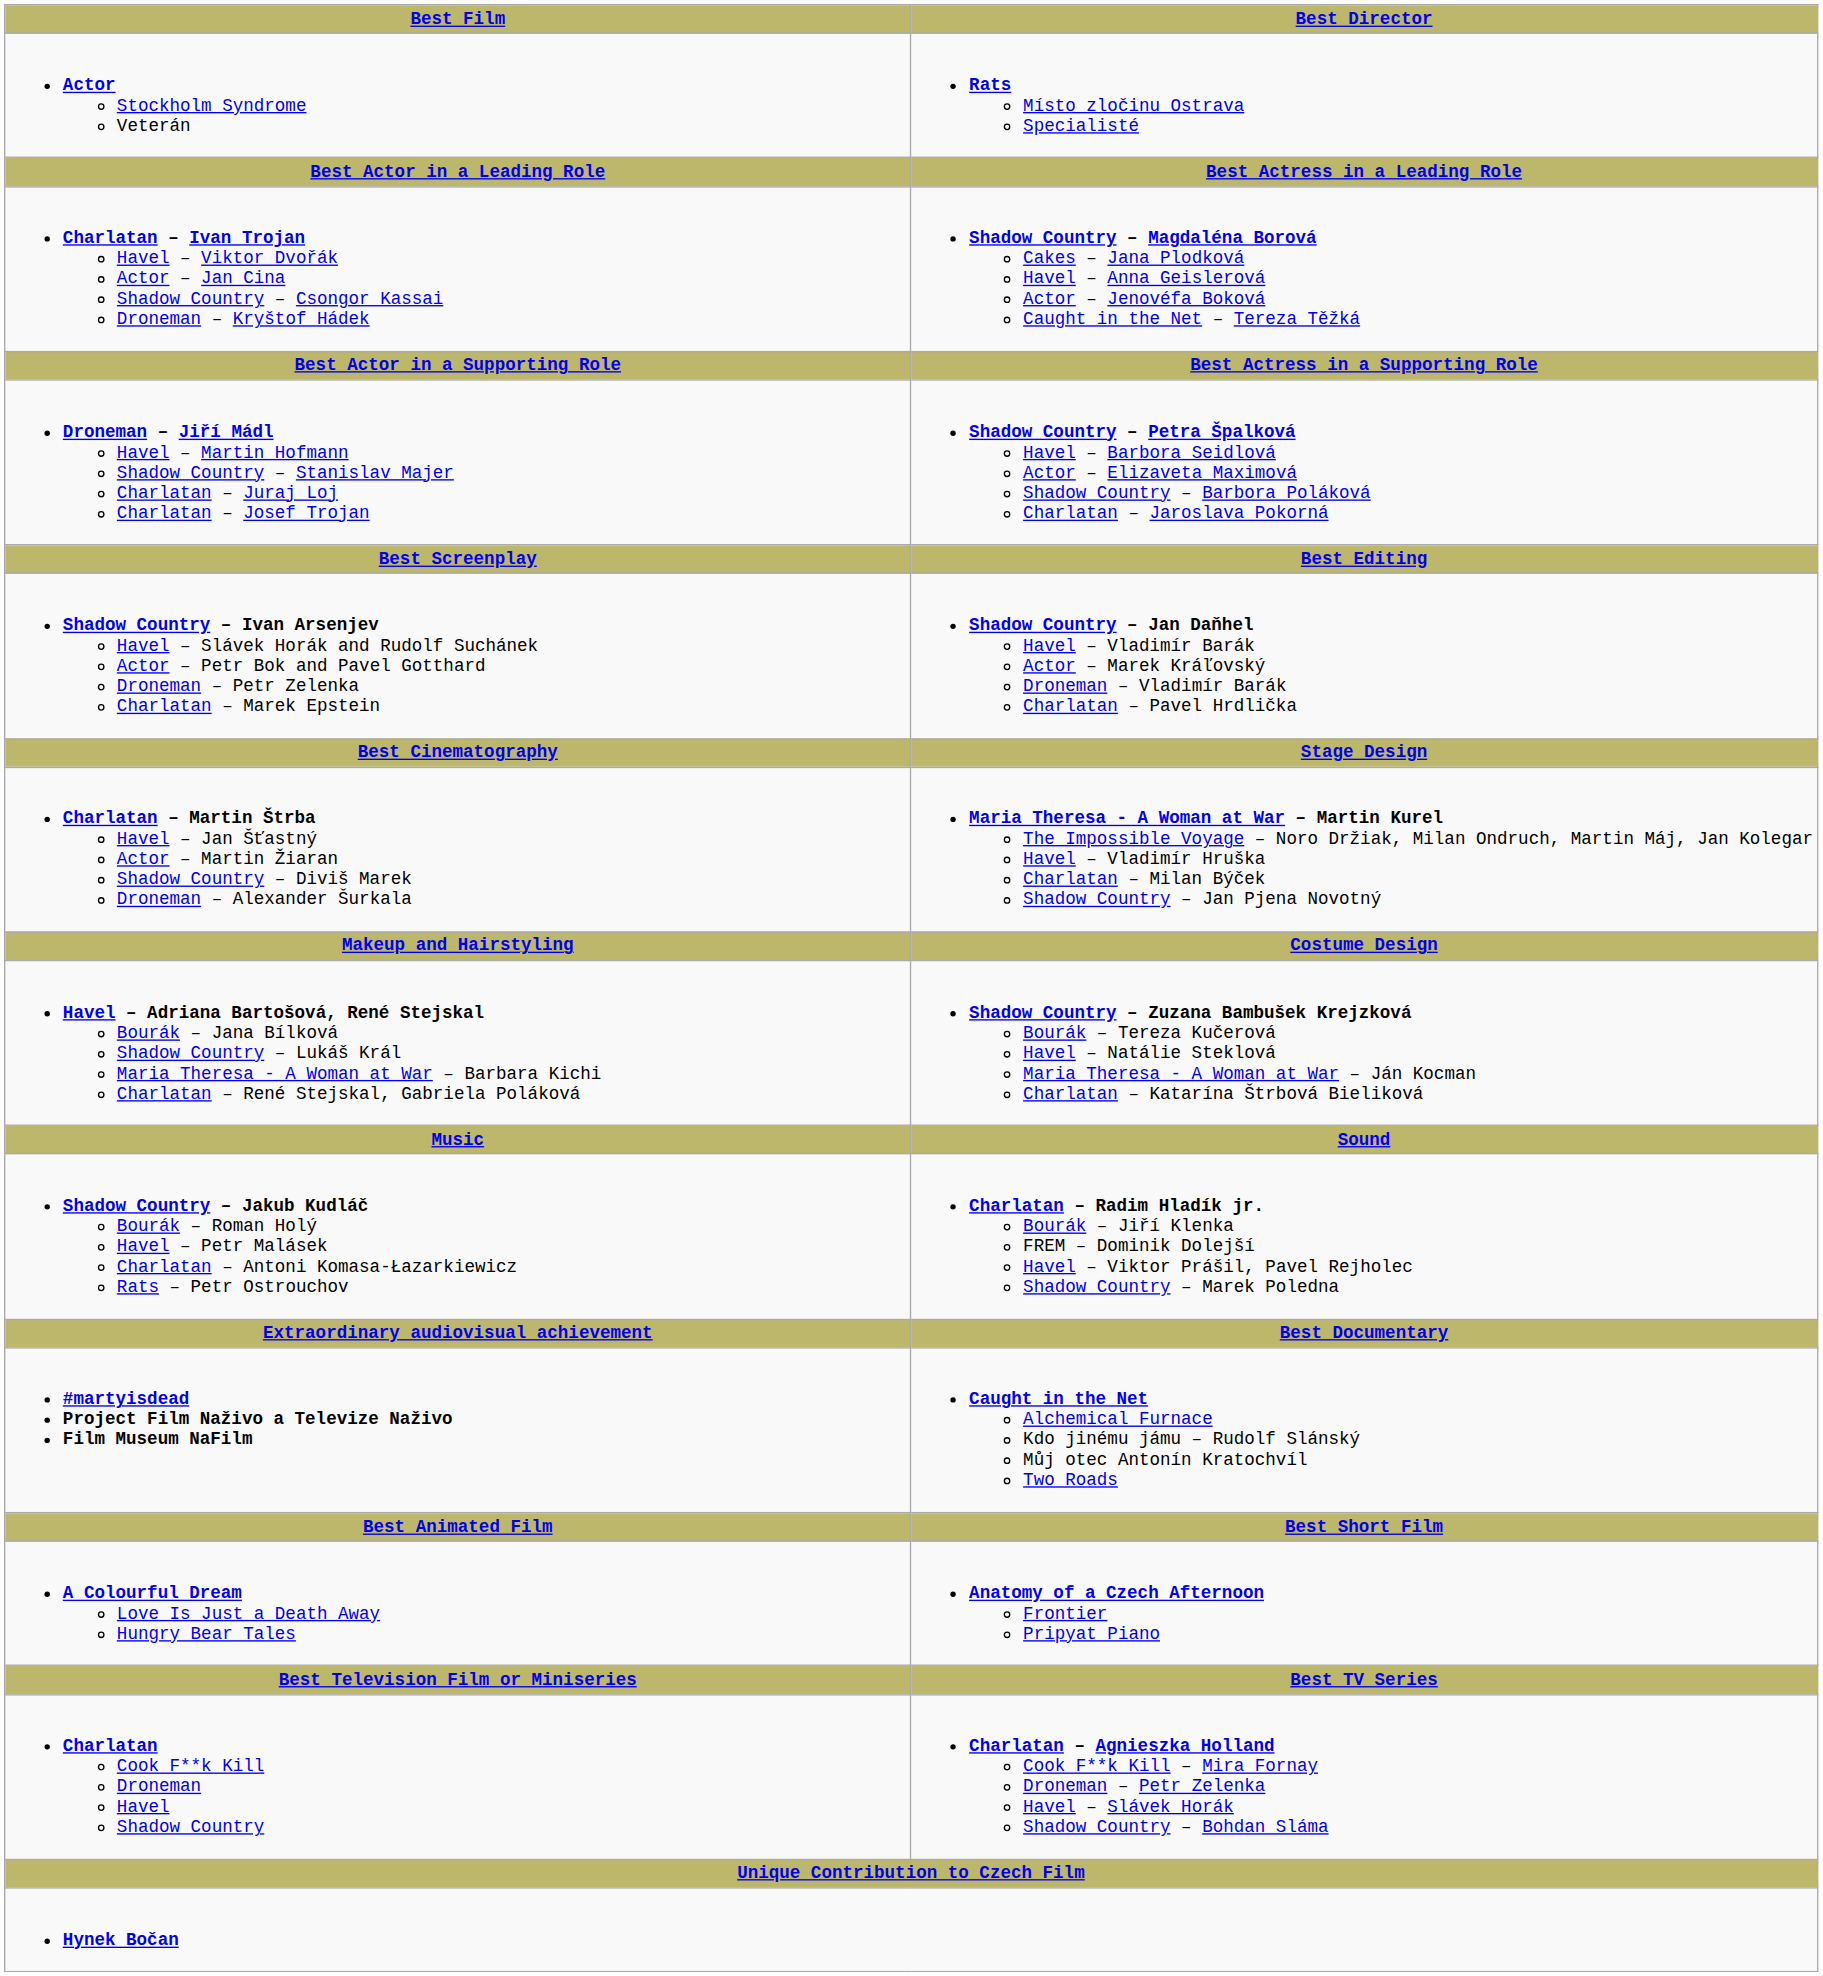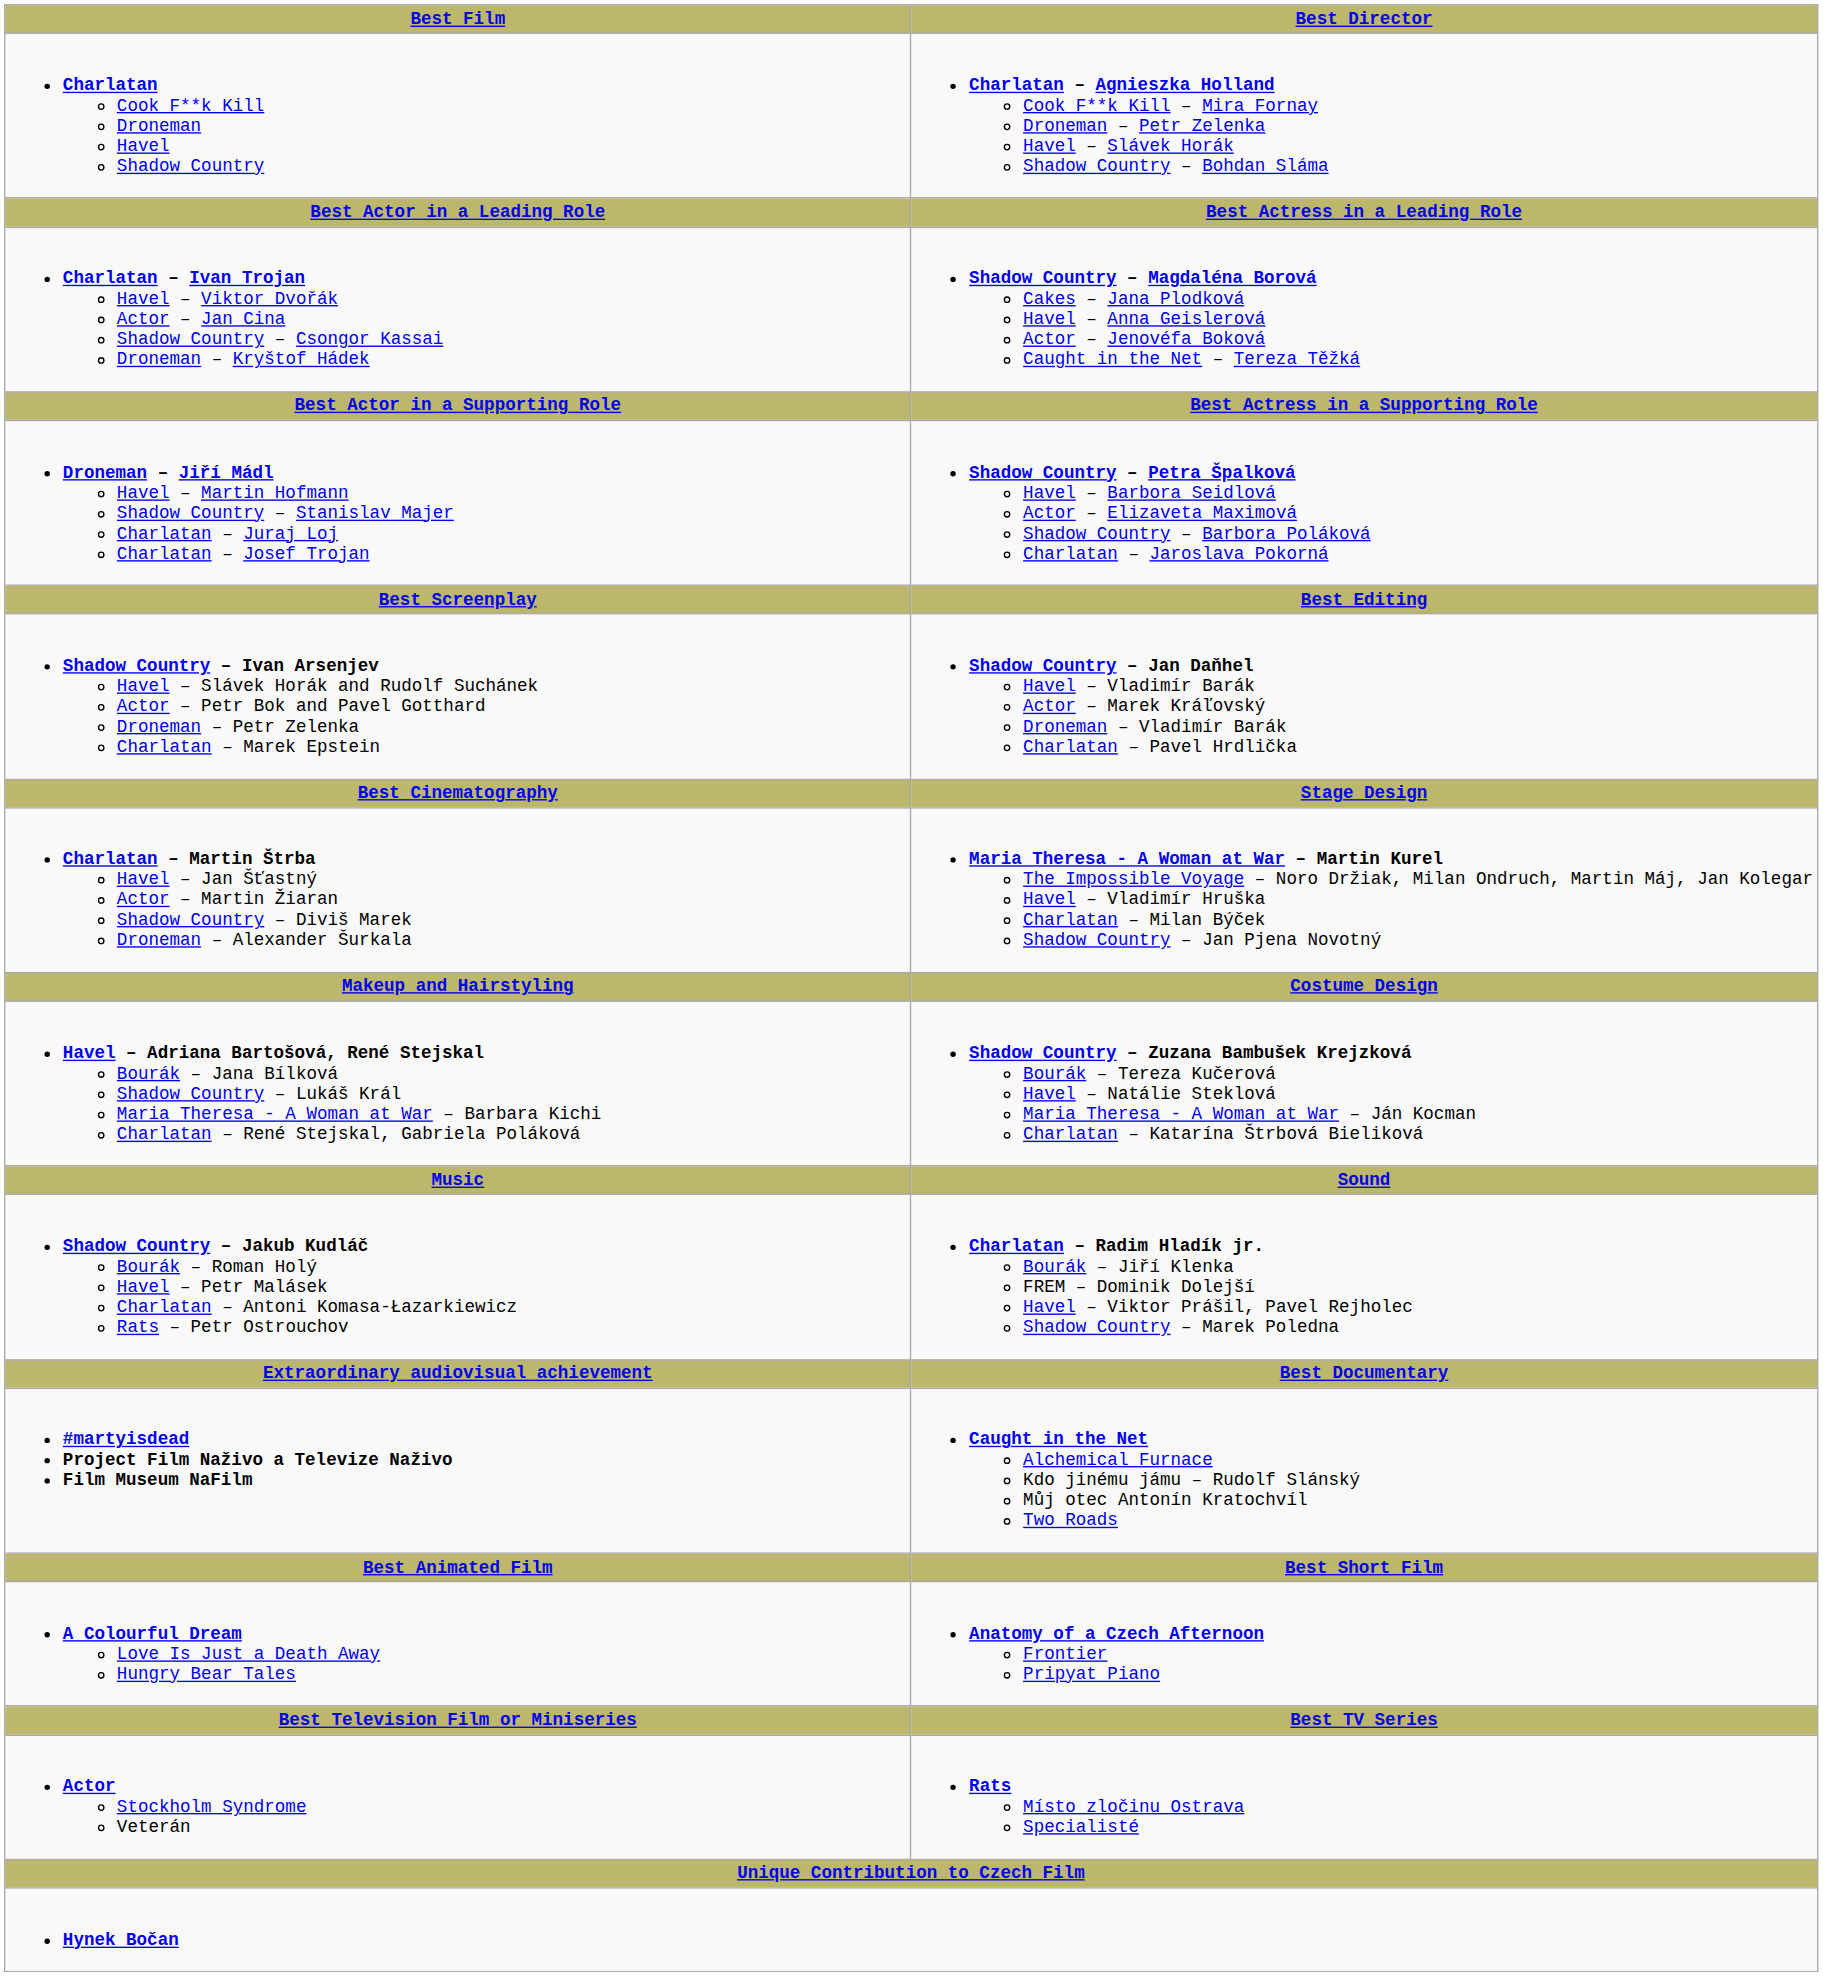rows swapped: (458, 1787) <-> (458, 106)
